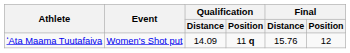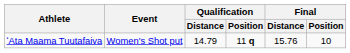(205, 41) 14.09 -> (205, 41) 14.79
(326, 41) 12 -> (326, 41) 10
